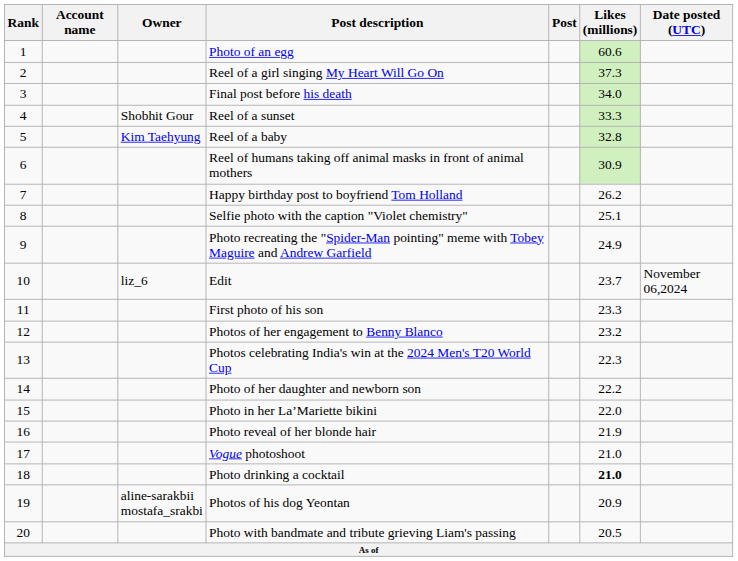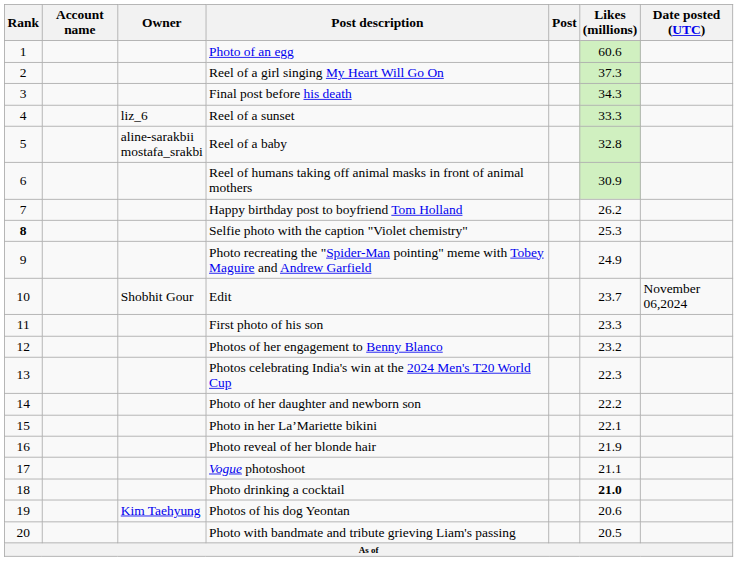(610, 94) 34.0 -> (610, 94) 34.3
(157, 115) Shobhit Gour -> (134, 115) liz_6
(161, 136) Kim Taehyung -> (162, 144) aline-sarakbii mostafa_srakbi
(23, 215) normal -> (23, 231) bold
(610, 215) 25.1 -> (610, 231) 25.3
(134, 281) liz_6 -> (157, 296) Shobhit Gour
(610, 410) 22.0 -> (610, 425) 22.1
(610, 453) 21.0 -> (610, 468) 21.1
(162, 503) aline-sarakbii mostafa_srakbi -> (161, 510) Kim Taehyung
(610, 503) 20.9 -> (610, 510) 20.6
